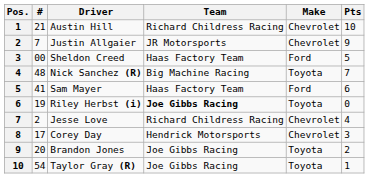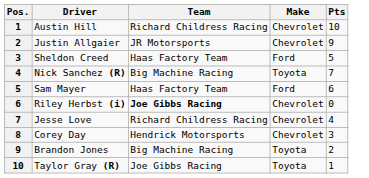- column: (40, 12)
(305, 105) Toyota -> (298, 105) Chevrolet
(192, 151) Joe Gibbs Racing -> (182, 151) Big Machine Racing
